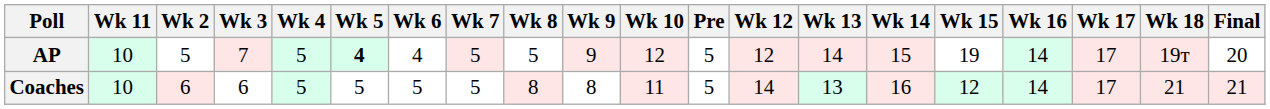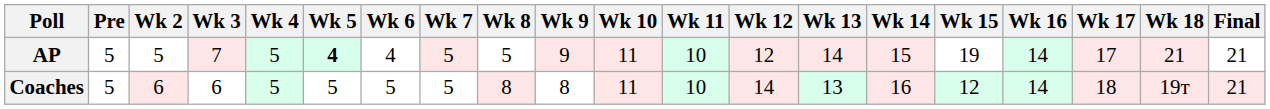columns swapped: (709, 21) <-> (123, 21)
(654, 54) 12 -> (628, 54) 11
(1175, 54) 19т -> (1175, 54) 21
(1237, 54) 20 -> (1237, 54) 21
(1106, 87) 17 -> (1106, 87) 18
(1175, 87) 21 -> (1175, 87) 19т
